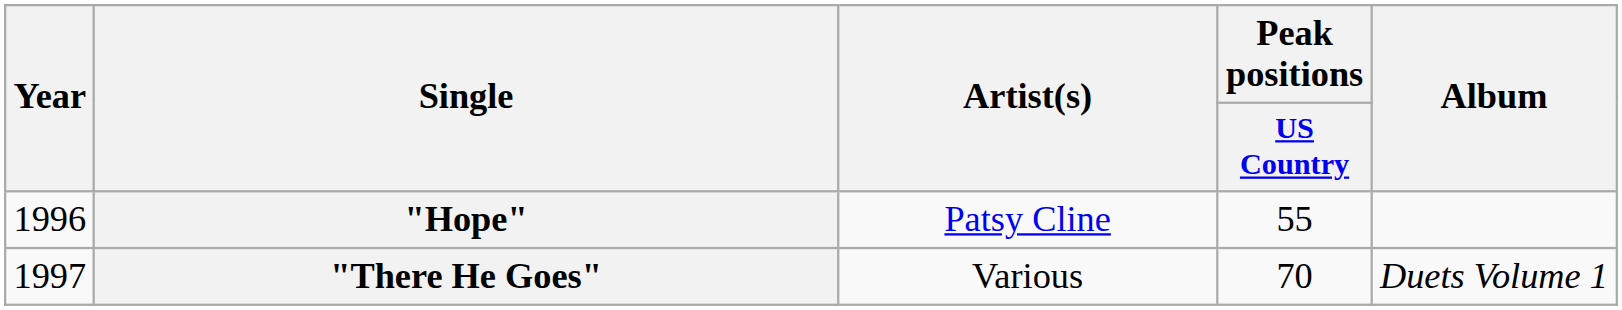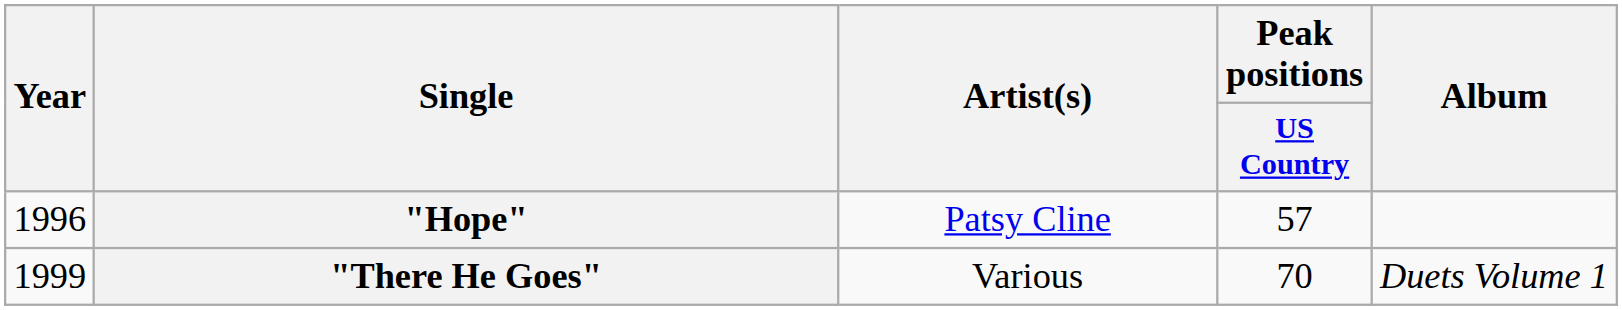(1295, 218) 55 -> (1295, 218) 57
(50, 276) 1997 -> (50, 276) 1999
